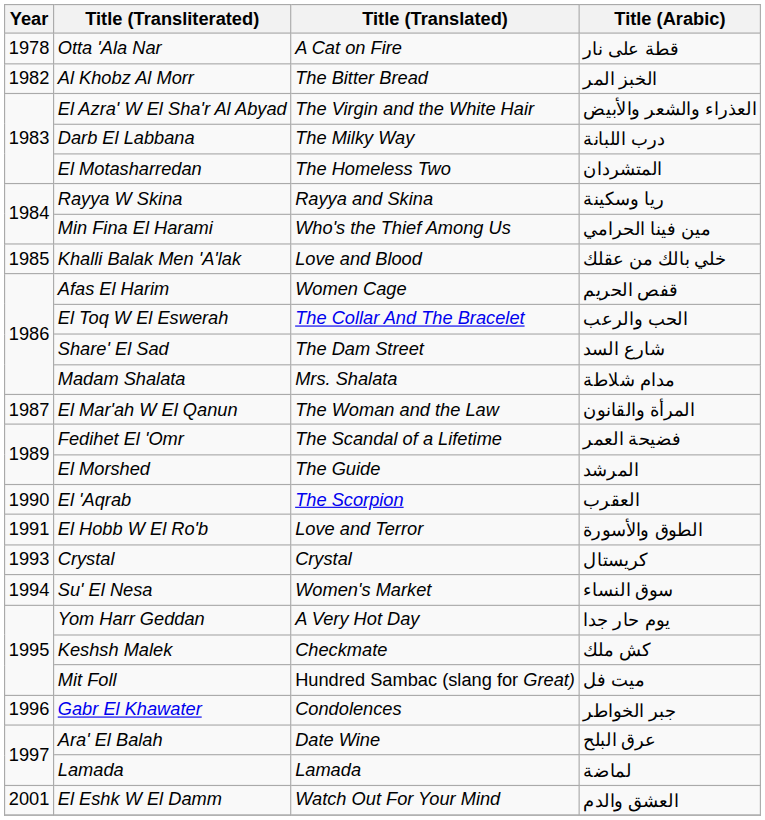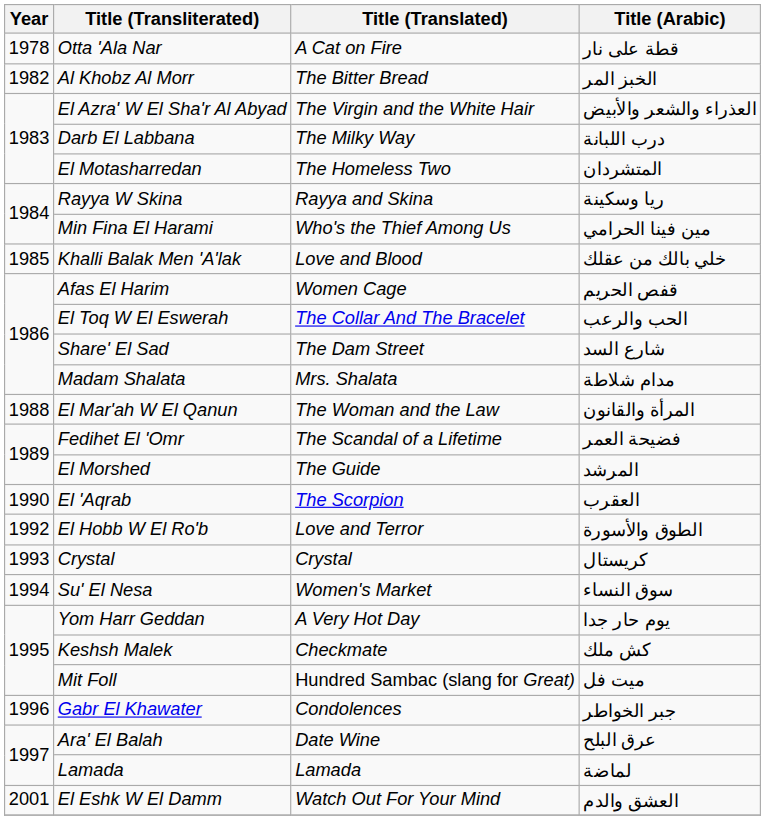(29, 409) 1987 -> (29, 409) 1988
(29, 529) 1991 -> (29, 529) 1992
